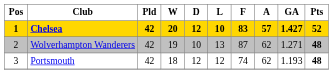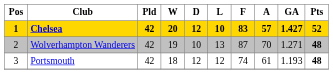(266, 45) 62 -> (266, 45) 70
(266, 61) 62 -> (266, 61) 61
